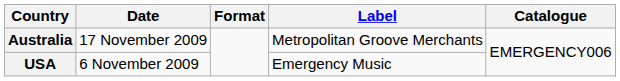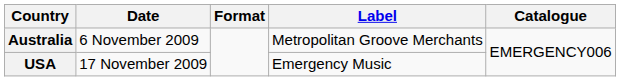(143, 40) 17 November 2009 -> (139, 40) 6 November 2009
(139, 64) 6 November 2009 -> (143, 64) 17 November 2009
